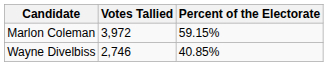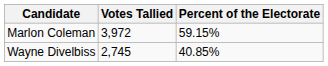(116, 52) 2,746 -> (116, 52) 2,745
